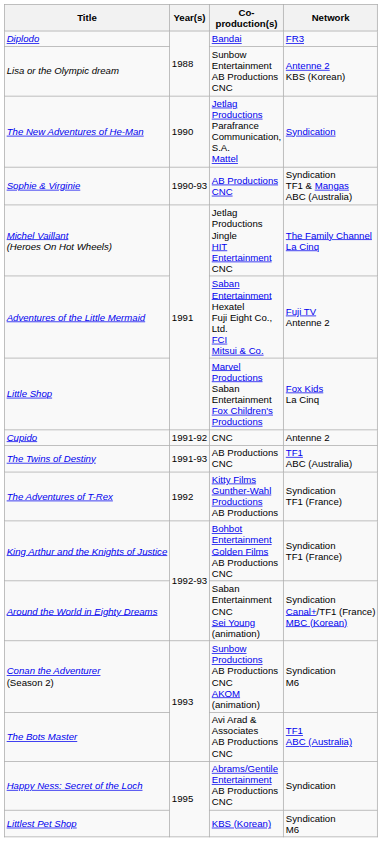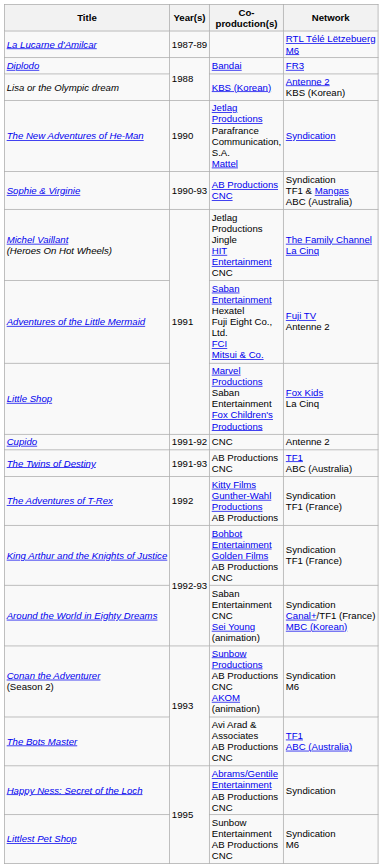+ row: (52, 45)
(245, 71) Sunbow Entertainment AB Productions CNC -> (241, 87) KBS (Korean)
(241, 824) KBS (Korean) -> (245, 839) Sunbow Entertainment AB Productions CNC
